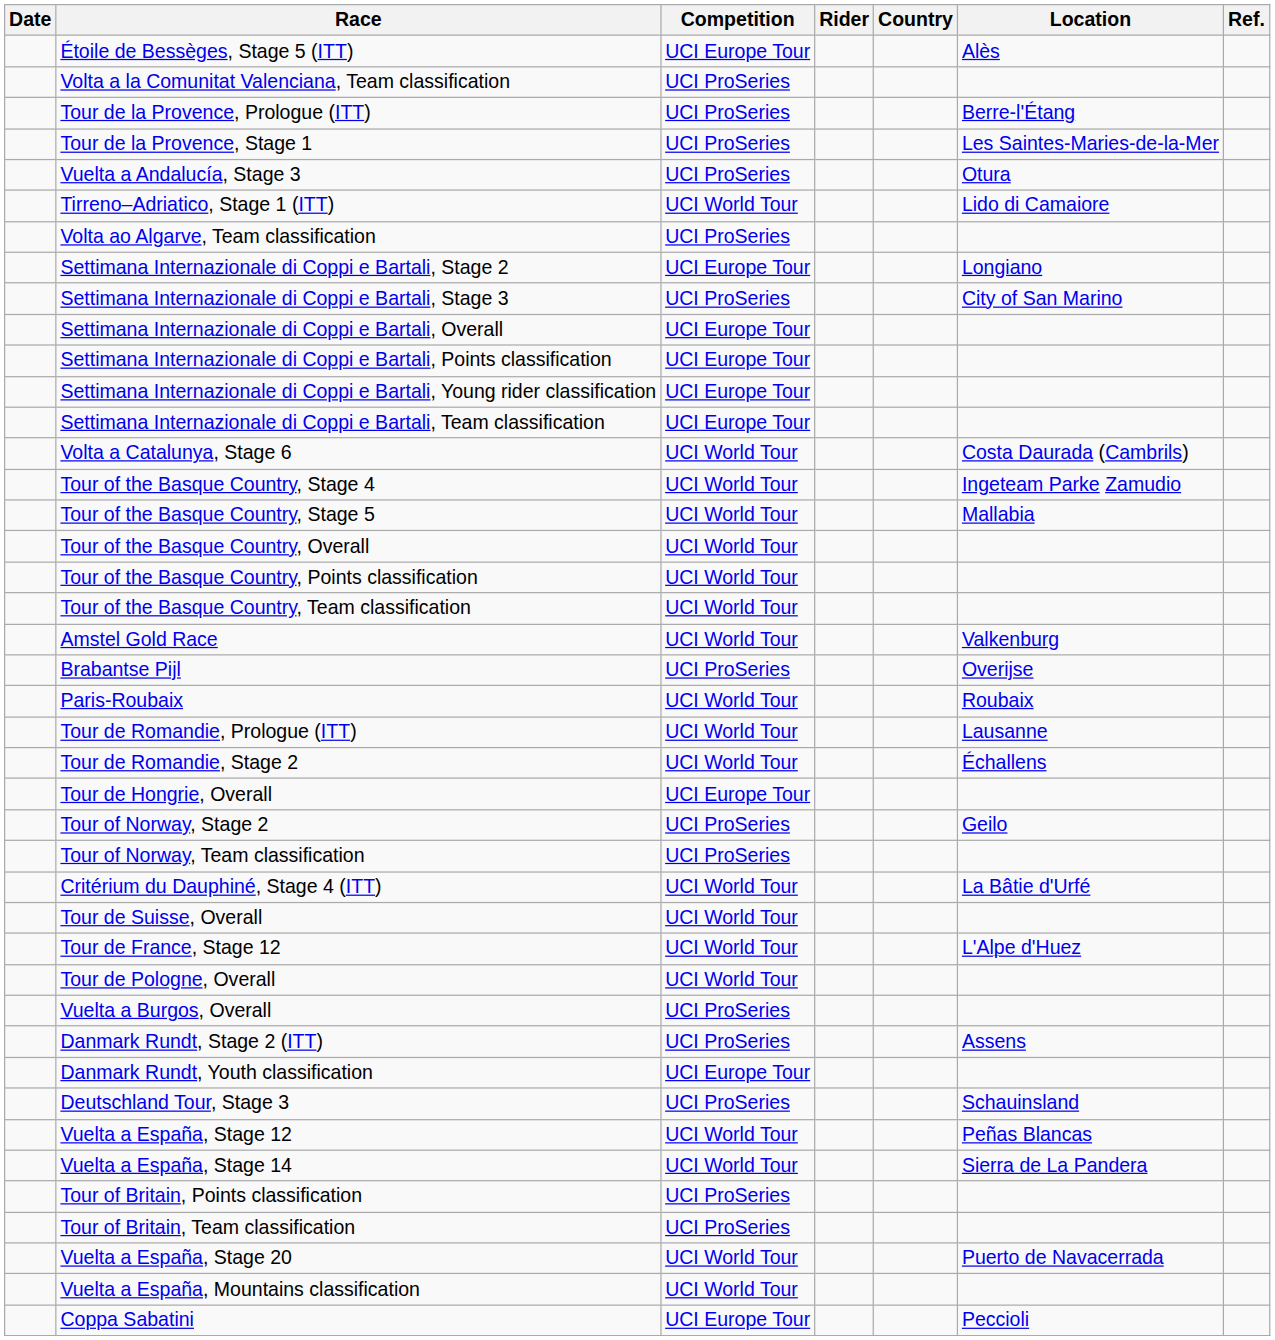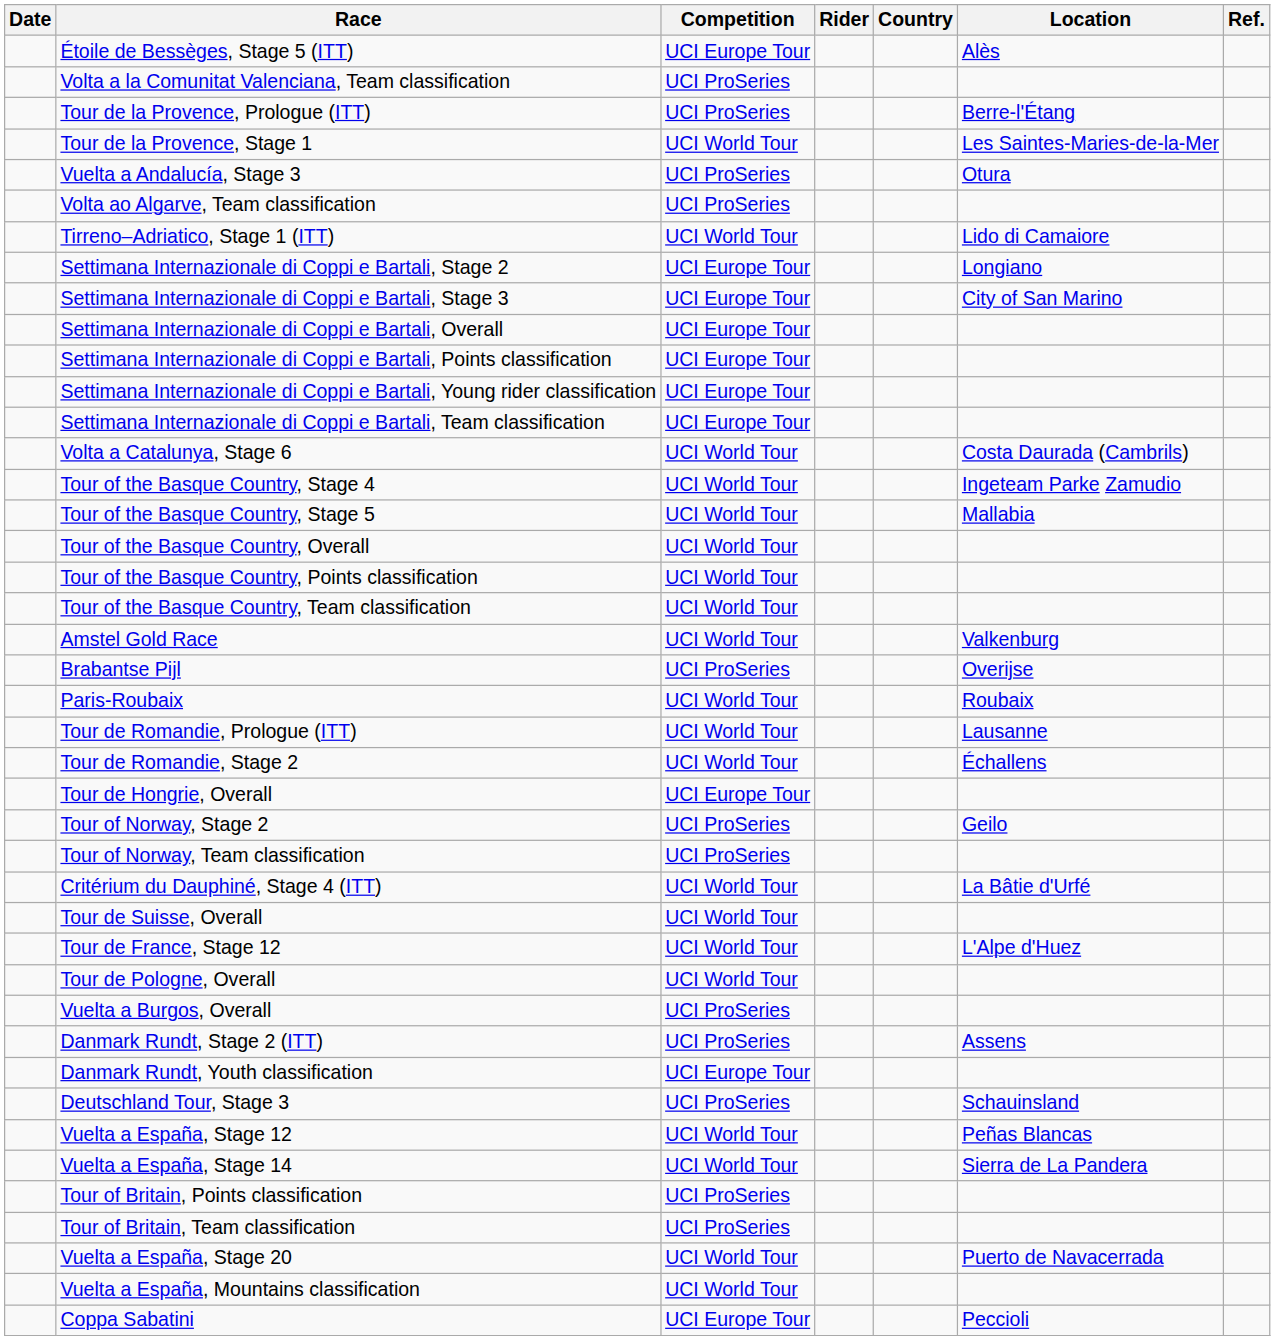(728, 143) UCI ProSeries -> (732, 143) UCI World Tour
rows swapped: (218, 236) <-> (197, 205)
(728, 298) UCI ProSeries -> (738, 298) UCI Europe Tour
